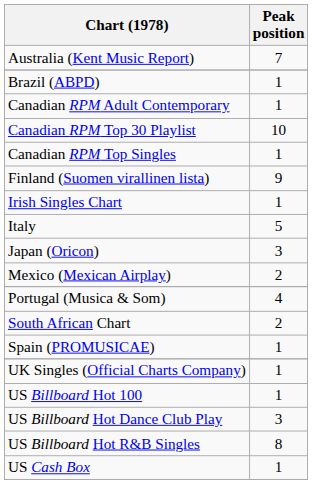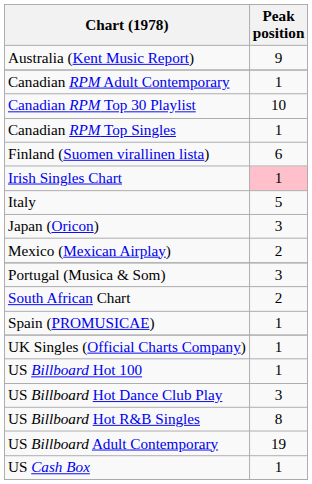(279, 57) 7 -> (279, 57) 9
- row: (54, 81)
(279, 178) 9 -> (279, 154) 6
(279, 202) no background -> (279, 178) pink background
(279, 298) 4 -> (279, 274) 3
+ row: (113, 443)
